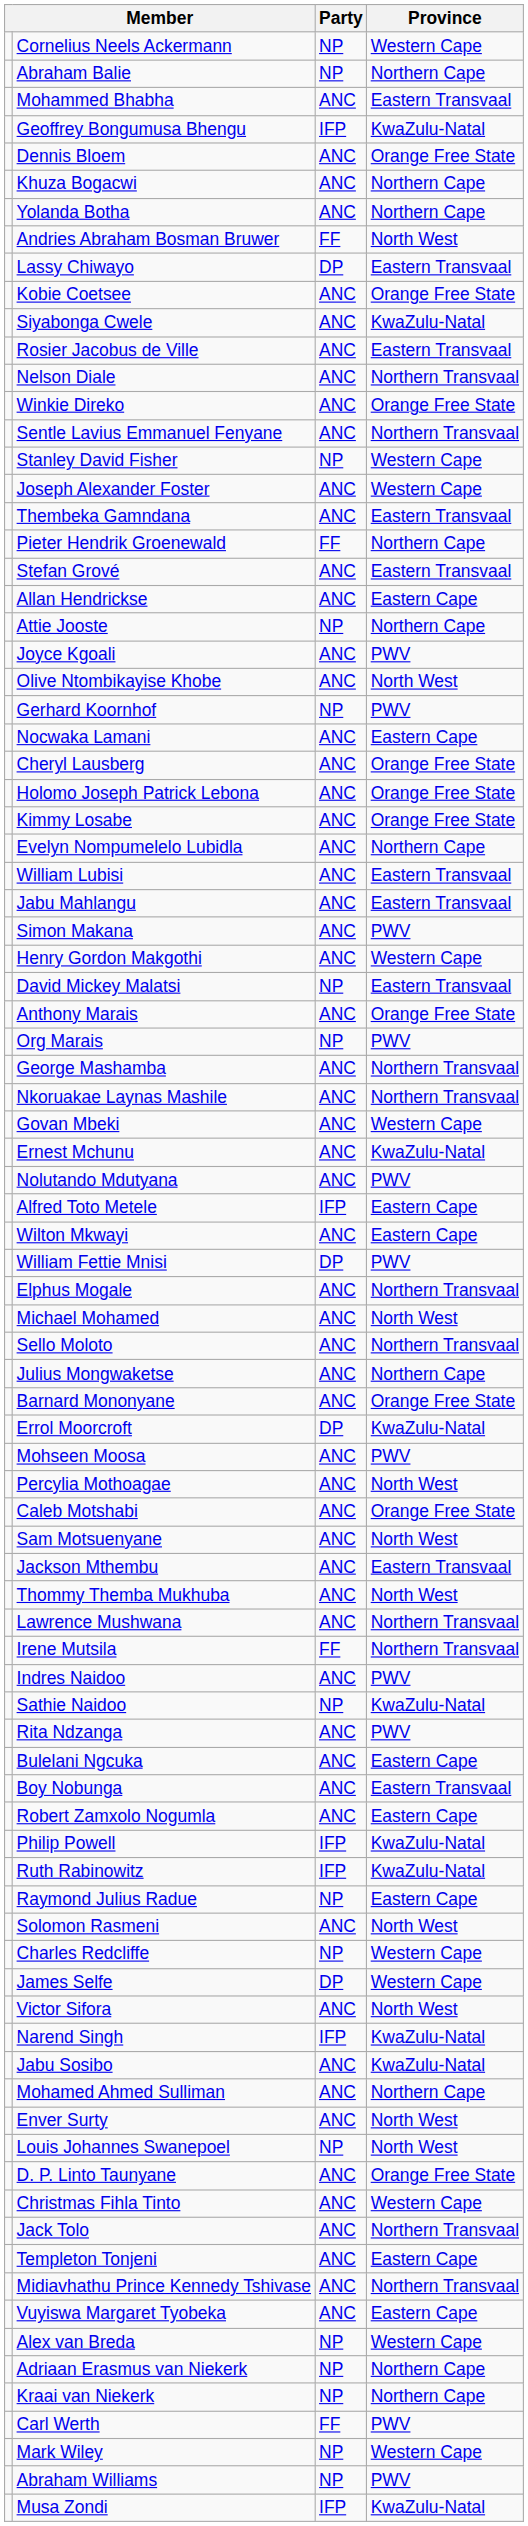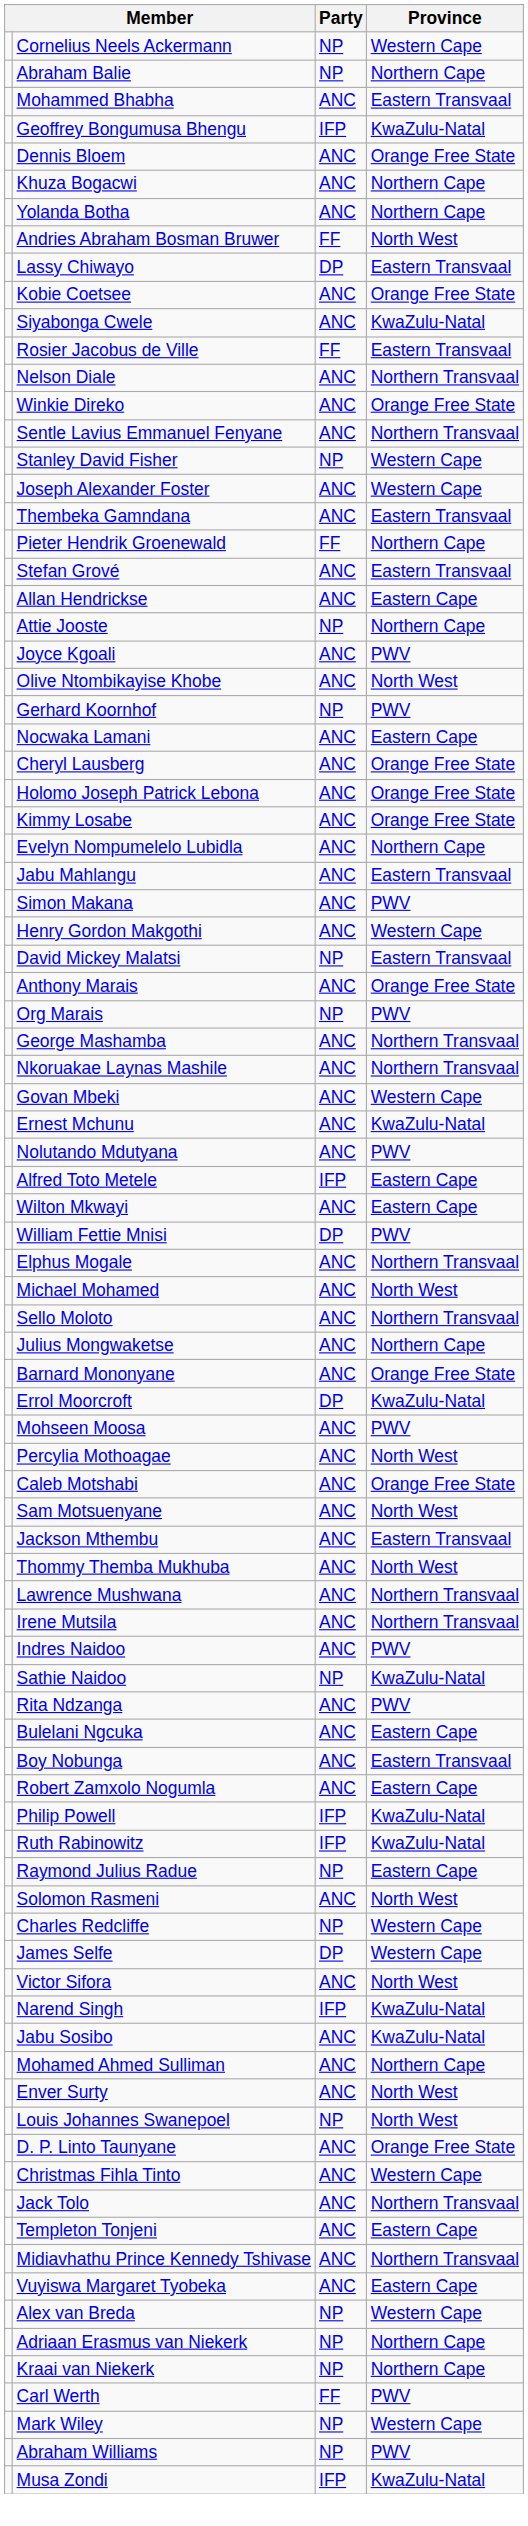(337, 350) ANC -> (330, 350) FF
- row: (70, 875)
(330, 1650) FF -> (337, 1622) ANC
